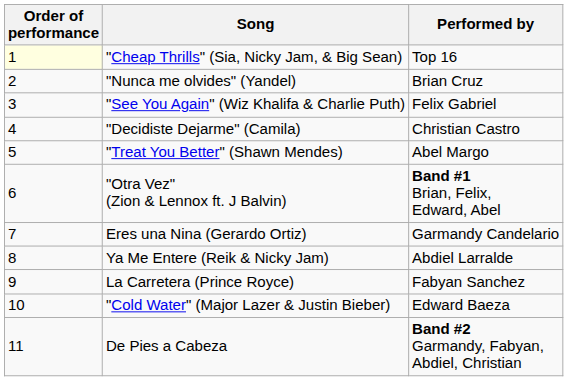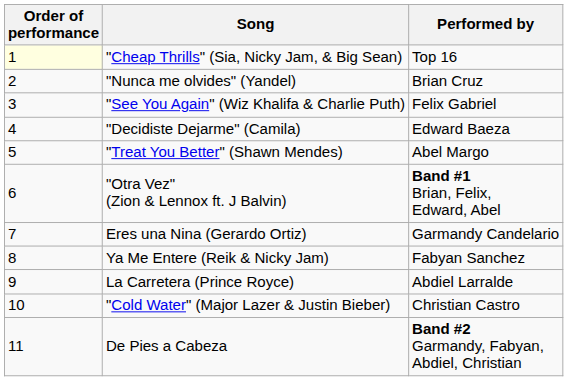(466, 128) Christian Castro -> (461, 128) Edward Baeza
(463, 258) Abdiel Larralde -> (468, 258) Fabyan Sanchez
(468, 281) Fabyan Sanchez -> (463, 281) Abdiel Larralde
(461, 305) Edward Baeza -> (466, 305) Christian Castro
